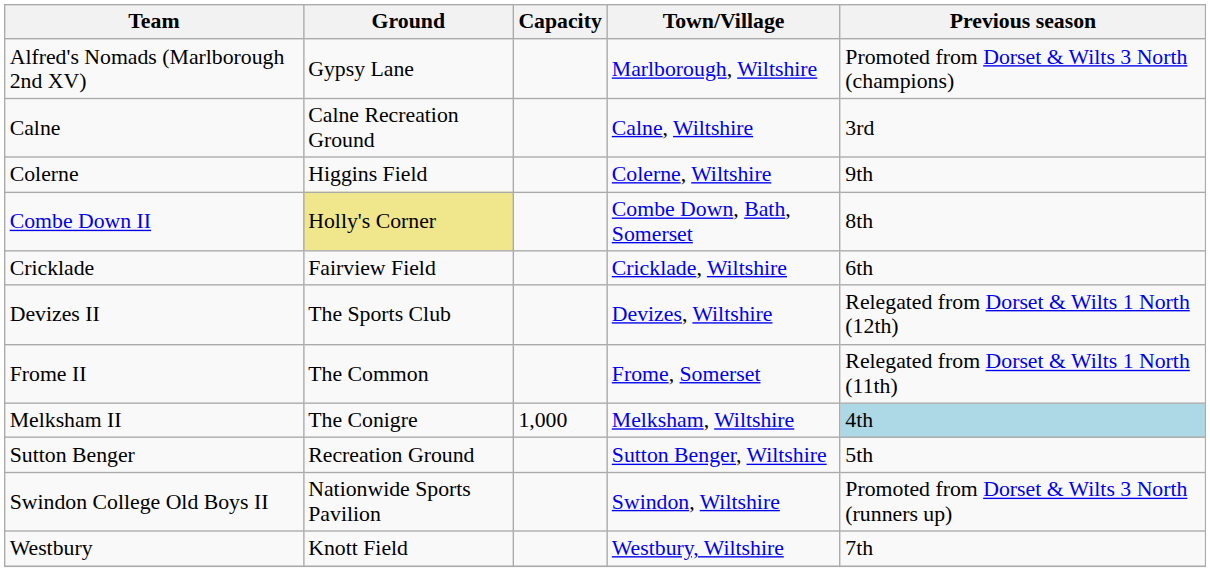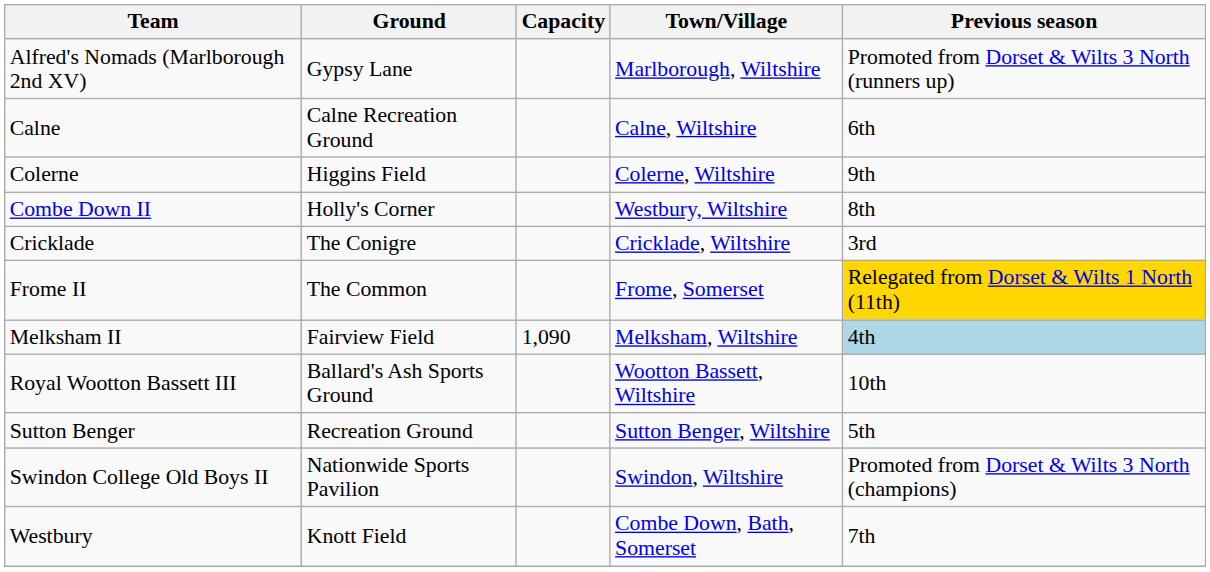(1016, 68) Promoted from Dorset & Wilts 3 North (champions) -> (1019, 68) Promoted from Dorset & Wilts 3 North (runners up)
(860, 127) 3rd -> (862, 127) 6th
(372, 220) khaki background -> (371, 208) no background
(701, 220) Combe Down, Bath, Somerset -> (701, 208) Westbury, Wiltshire
(372, 267) Fairview Field -> (361, 243) The Conigre
(859, 267) 6th -> (862, 243) 3rd
- row: (55, 314)
(1018, 373) no background -> (1020, 290) gold background
(363, 420) The Conigre -> (370, 336) Fairview Field
(543, 420) 1,000 -> (546, 336) 1,090
+ row: (123, 383)
(1016, 501) Promoted from Dorset & Wilts 3 North (runners up) -> (1019, 477) Promoted from Dorset & Wilts 3 North (champions)
(698, 548) Westbury, Wiltshire -> (705, 536) Combe Down, Bath, Somerset
